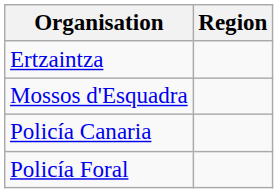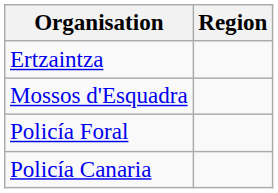rows swapped: (69, 168) <-> (81, 132)
